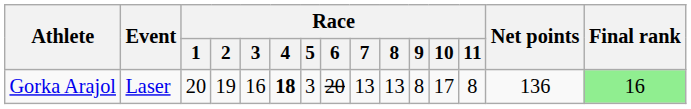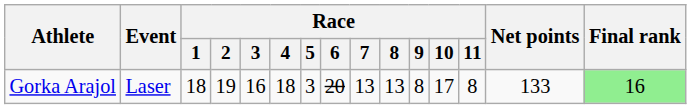(196, 86) 20 -> (196, 86) 18
(285, 86) bold -> (285, 86) normal
(535, 86) 136 -> (535, 86) 133
